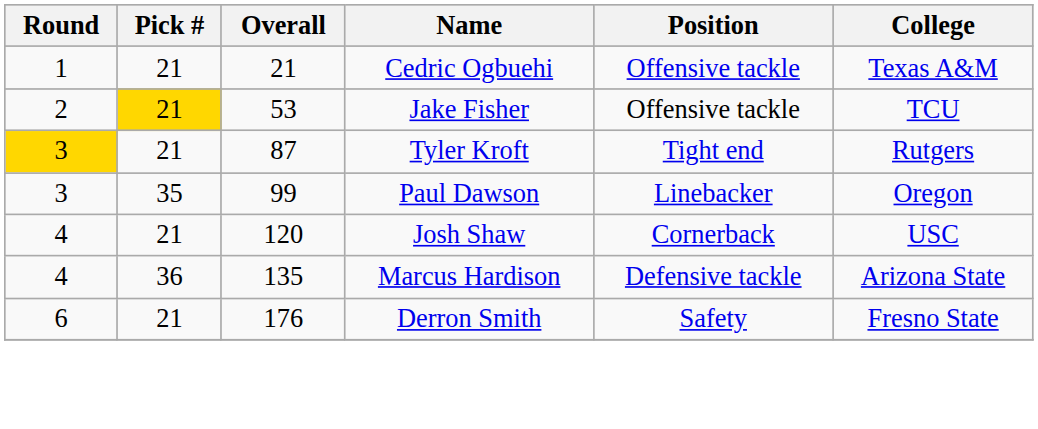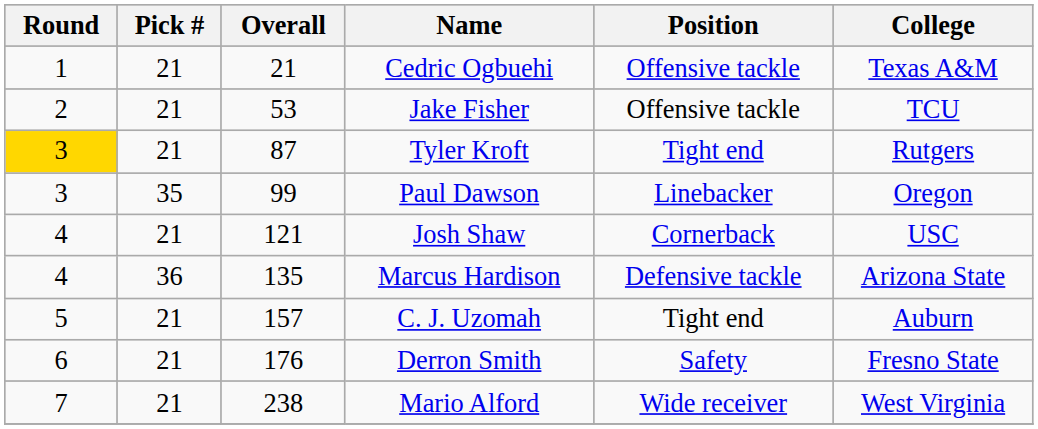(169, 109) gold background -> (169, 109) no background
(283, 234) 120 -> (283, 234) 121
+ row: (469, 318)
+ row: (469, 402)
